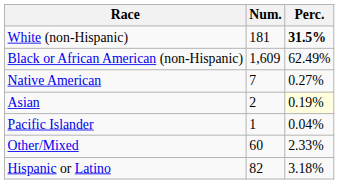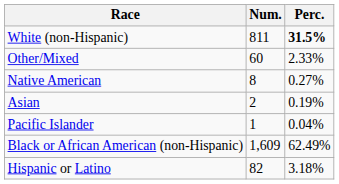(260, 37) 181 -> (259, 37) 811
rows swapped: (125, 59) <-> (43, 146)
(253, 80) 7 -> (253, 80) 8
(306, 102) lightyellow background -> (306, 102) no background
